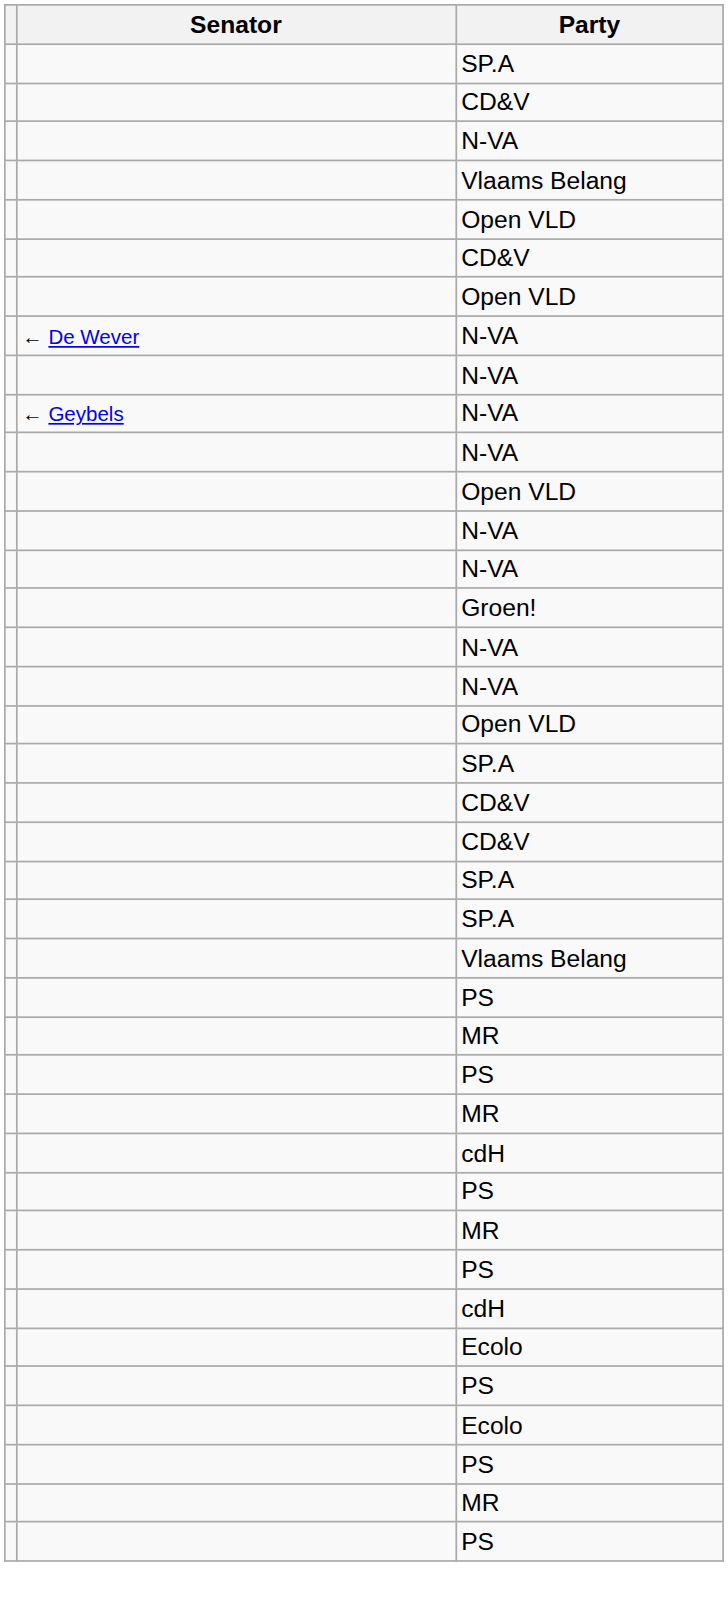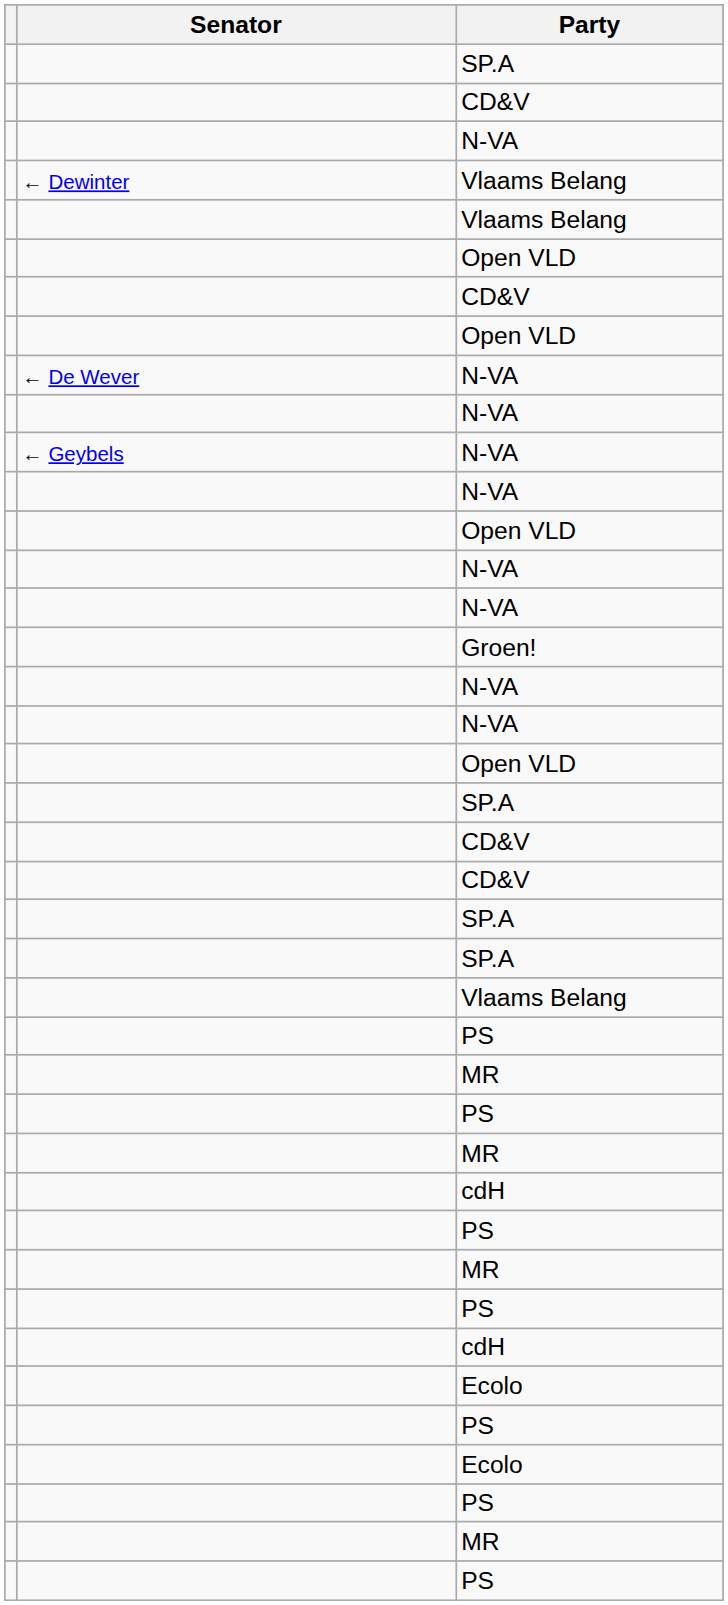+ row: (76, 182)
